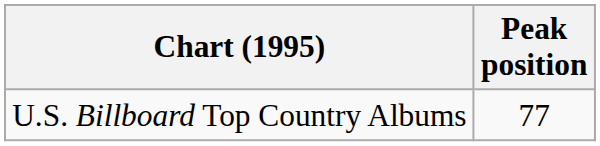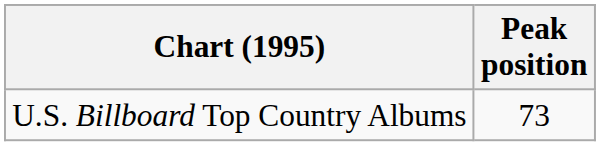(534, 114) 77 -> (534, 114) 73
